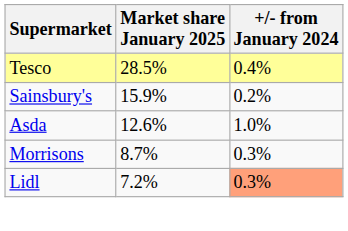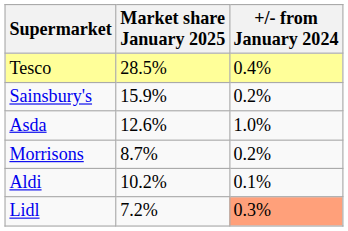(252, 153) 0.3% -> (252, 153) 0.2%
+ row: (25, 182)
